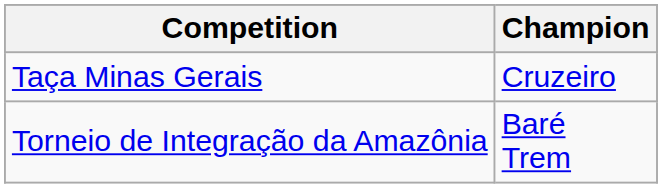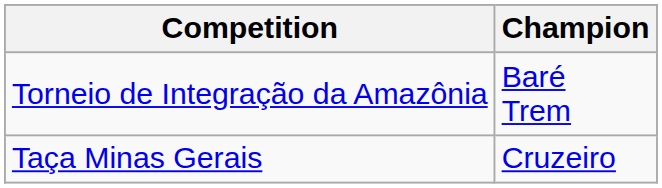rows swapped: (137, 76) <-> (250, 141)
